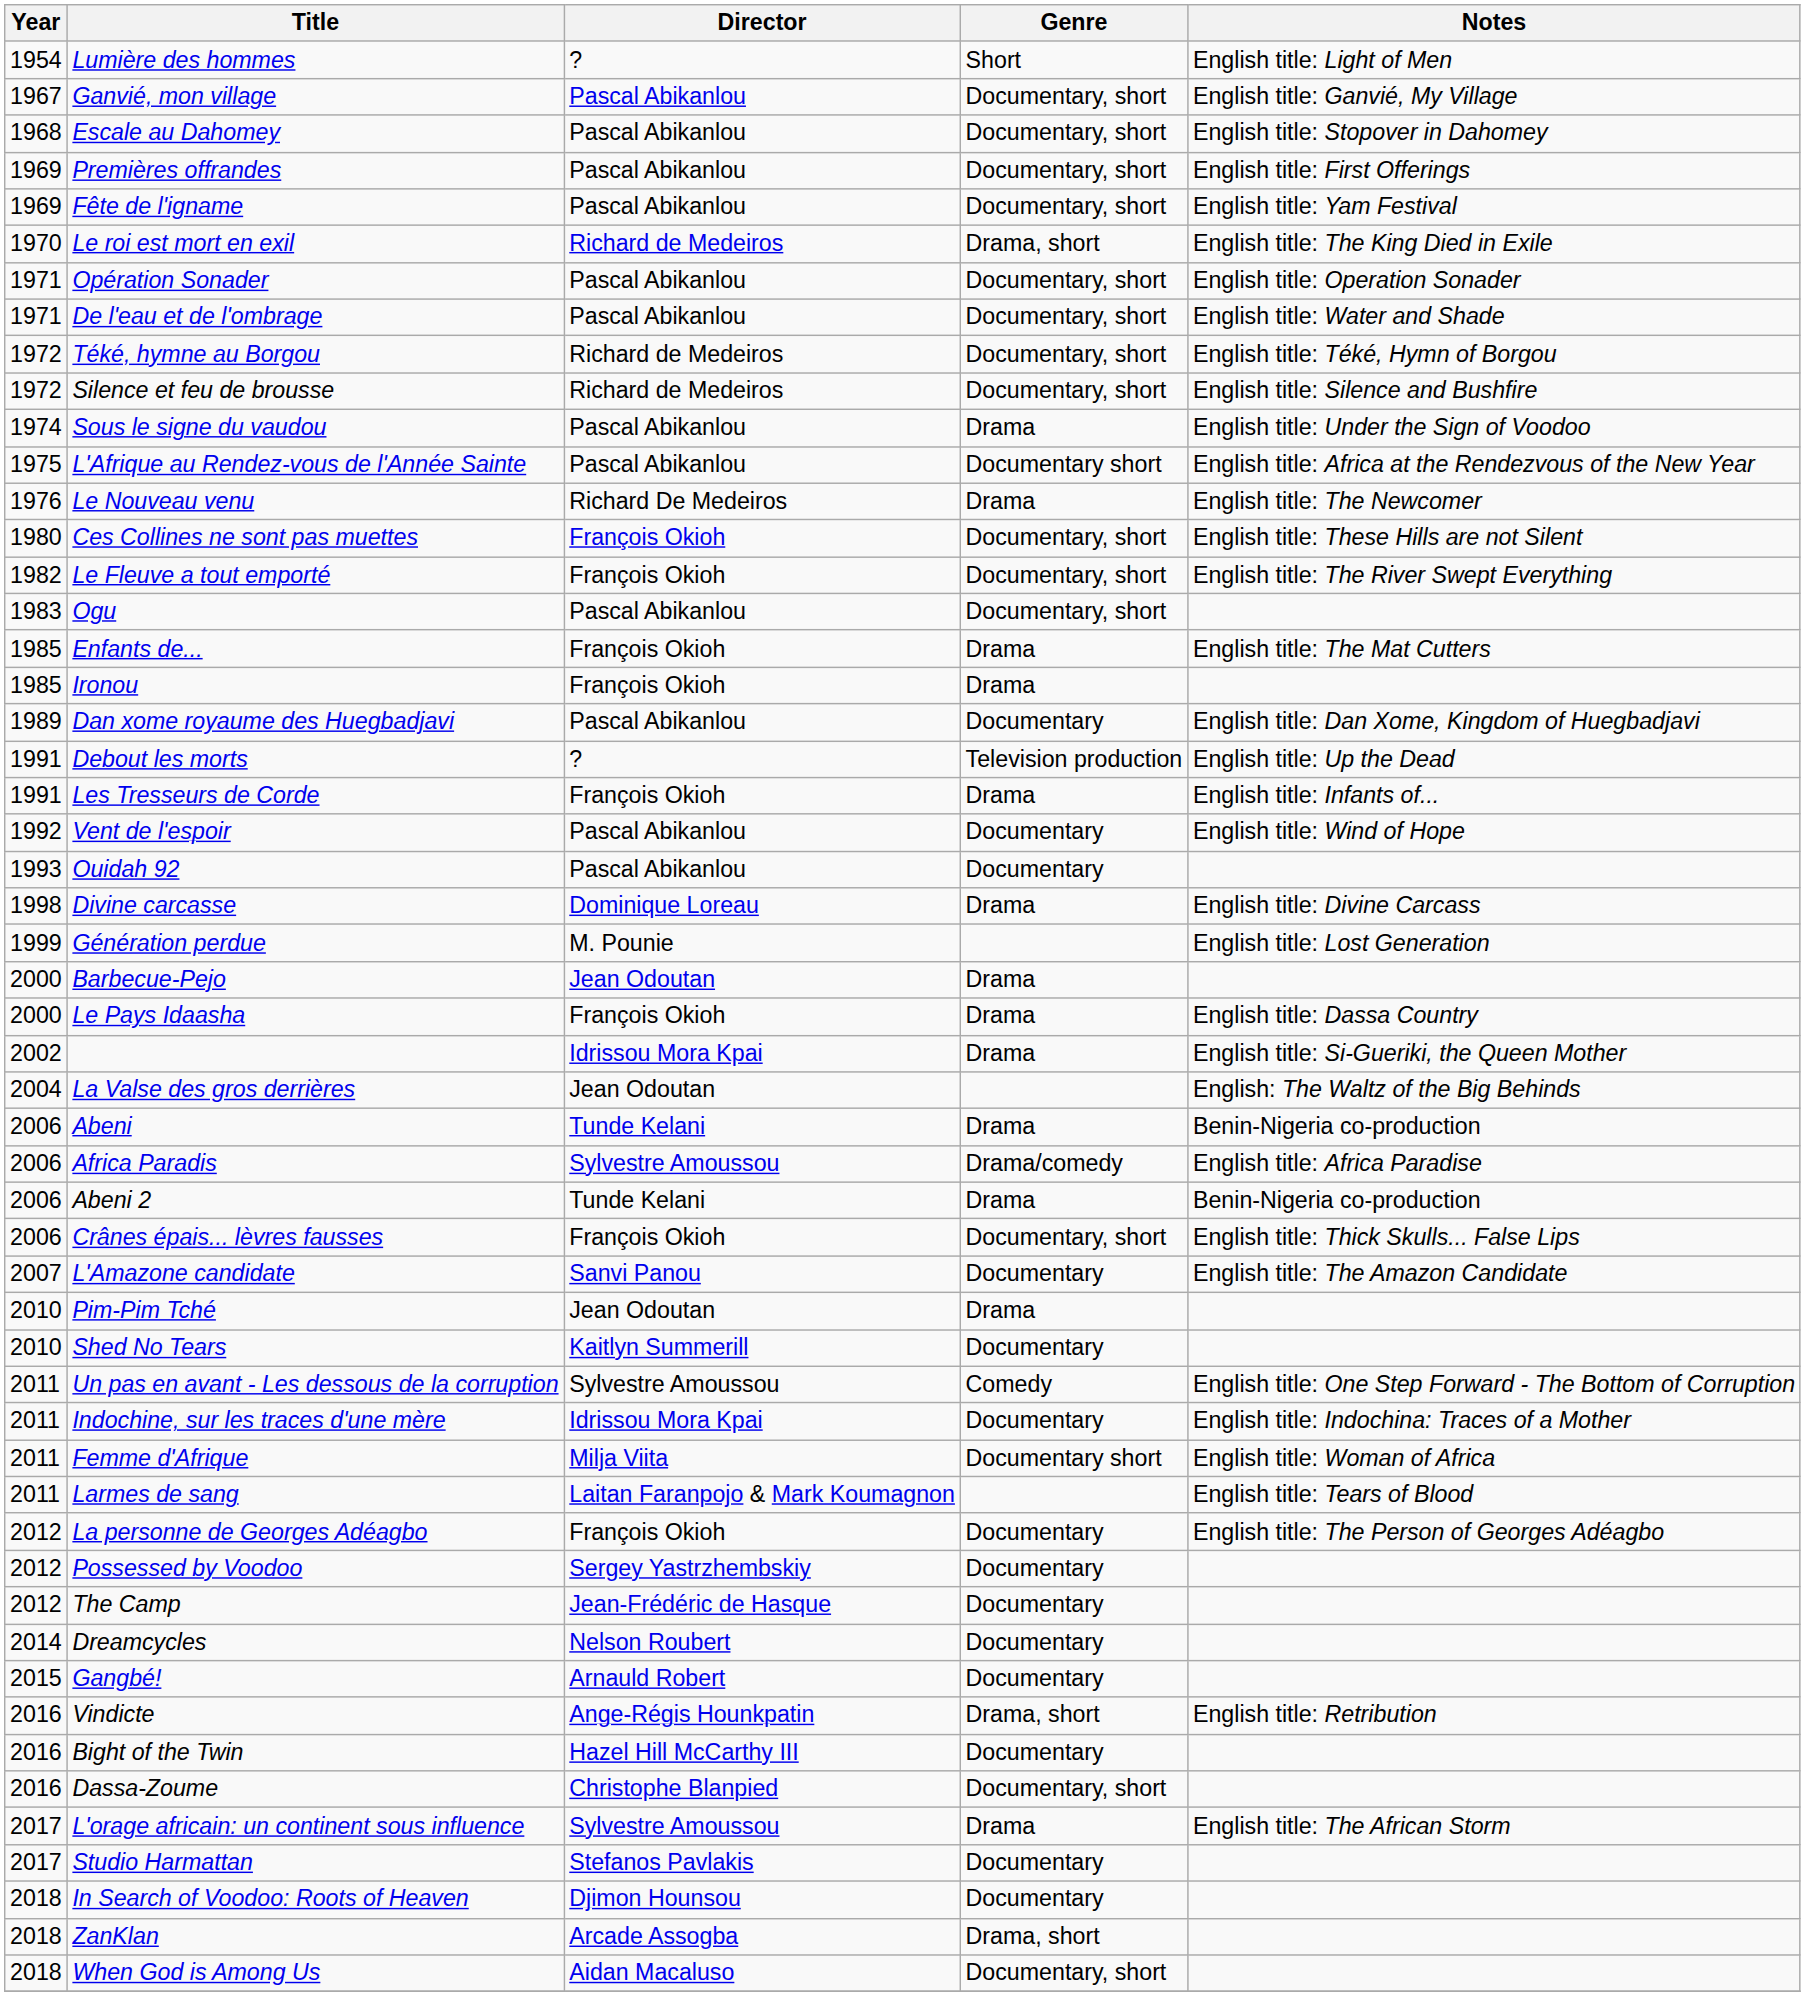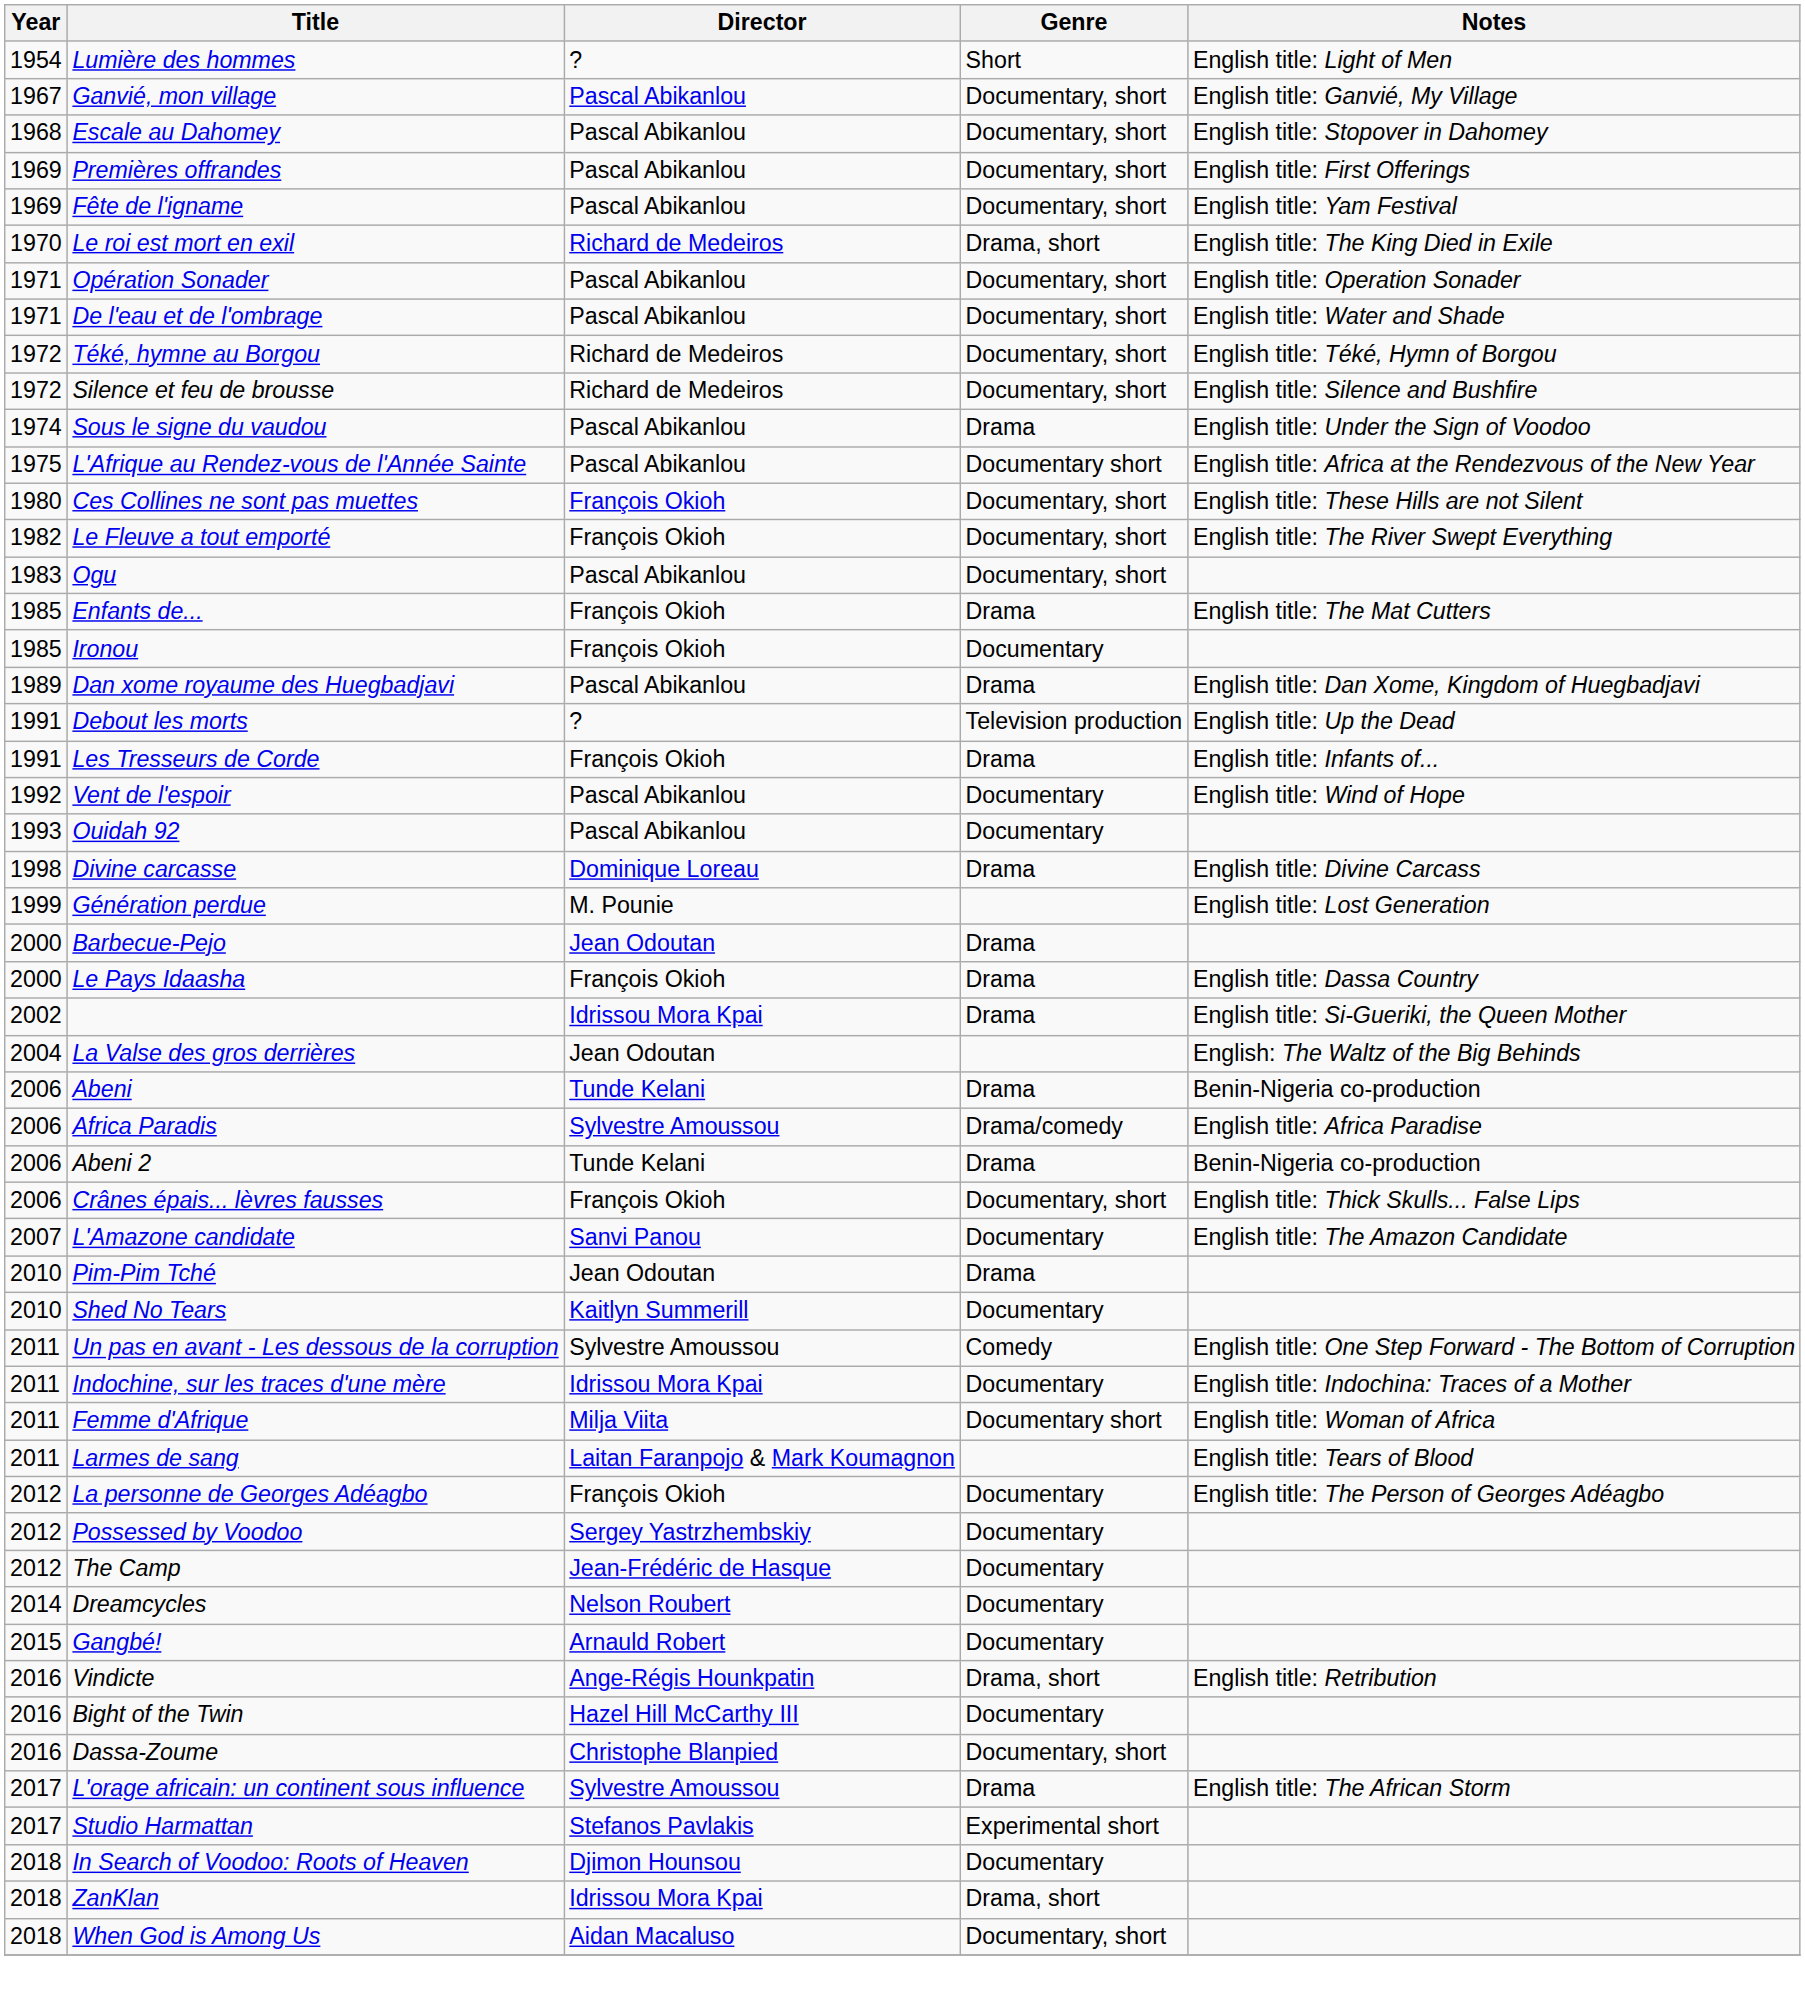- row: (36, 501)
(1000, 685) Drama -> (1035, 648) Documentary
(1035, 721) Documentary -> (1000, 685) Drama
(1035, 1862) Documentary -> (1062, 1825) Experimental short
(654, 1936) Arcade Assogba -> (666, 1899) Idrissou Mora Kpai
